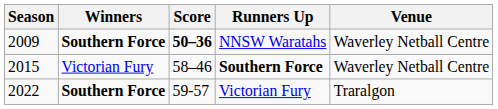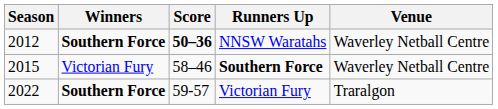(24, 41) 2009 -> (24, 41) 2012
